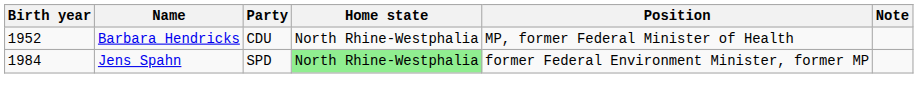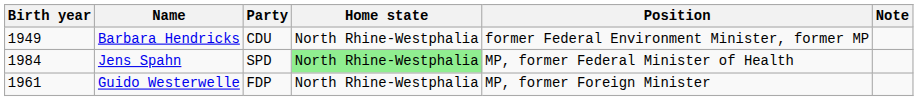(25, 39) 1952 -> (25, 39) 1949
(640, 39) MP, former Federal Minister of Health -> (677, 39) former Federal Environment Minister, former MP
(677, 61) former Federal Environment Minister, former MP -> (640, 61) MP, former Federal Minister of Health
+ row: (169, 84)
